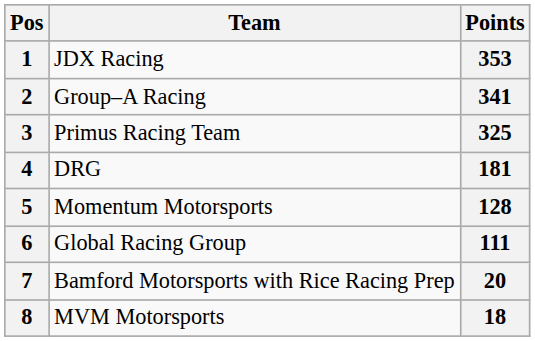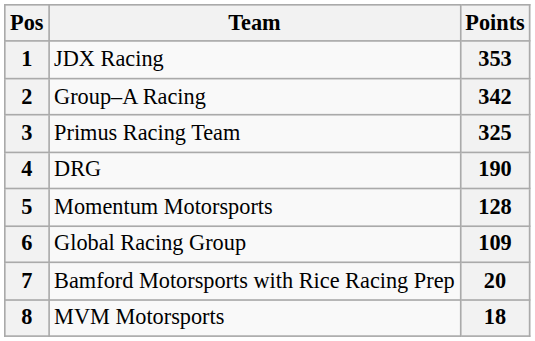(495, 96) 341 -> (495, 96) 342
(495, 169) 181 -> (495, 169) 190
(495, 243) 111 -> (495, 243) 109
